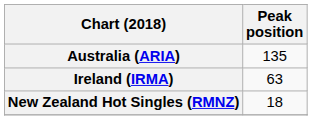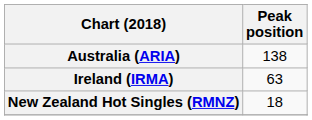(275, 56) 135 -> (275, 56) 138
